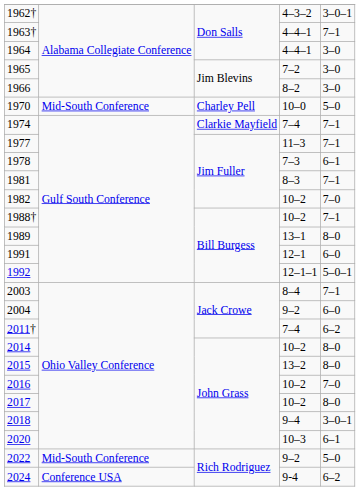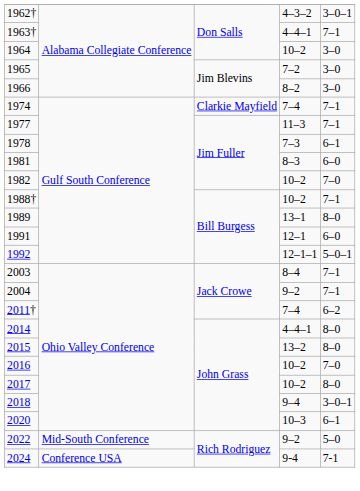(297, 50) 4–4–1 -> (294, 50) 10–2
- row: (19, 106)
(332, 180) 7–1 -> (332, 161) 6–0
(332, 310) 6–0 -> (332, 291) 7–1
(294, 347) 10–2 -> (297, 328) 4–4–1
(332, 476) 6–2 -> (331, 458) 7-1
